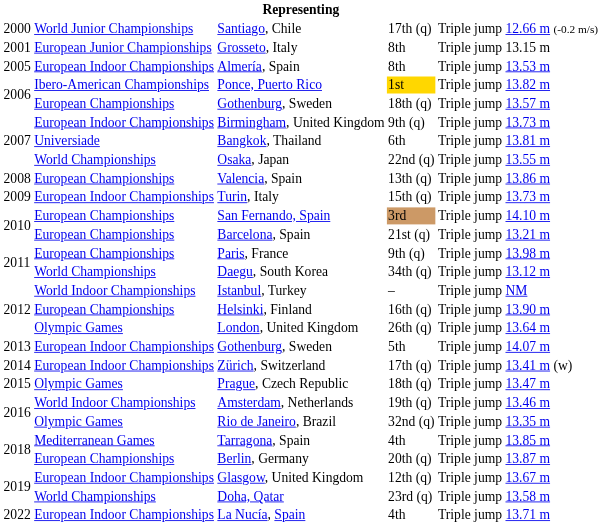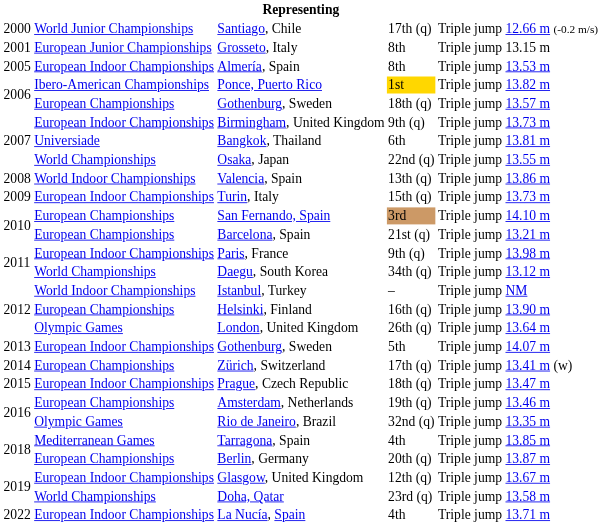(104, 178) European Championships -> (115, 178) World Indoor Championships
(104, 253) European Championships -> (124, 253) European Indoor Championships
(124, 365) European Indoor Championships -> (104, 365) European Championships
(79, 384) Olympic Games -> (124, 384) European Indoor Championships
(115, 402) World Indoor Championships -> (104, 402) European Championships
